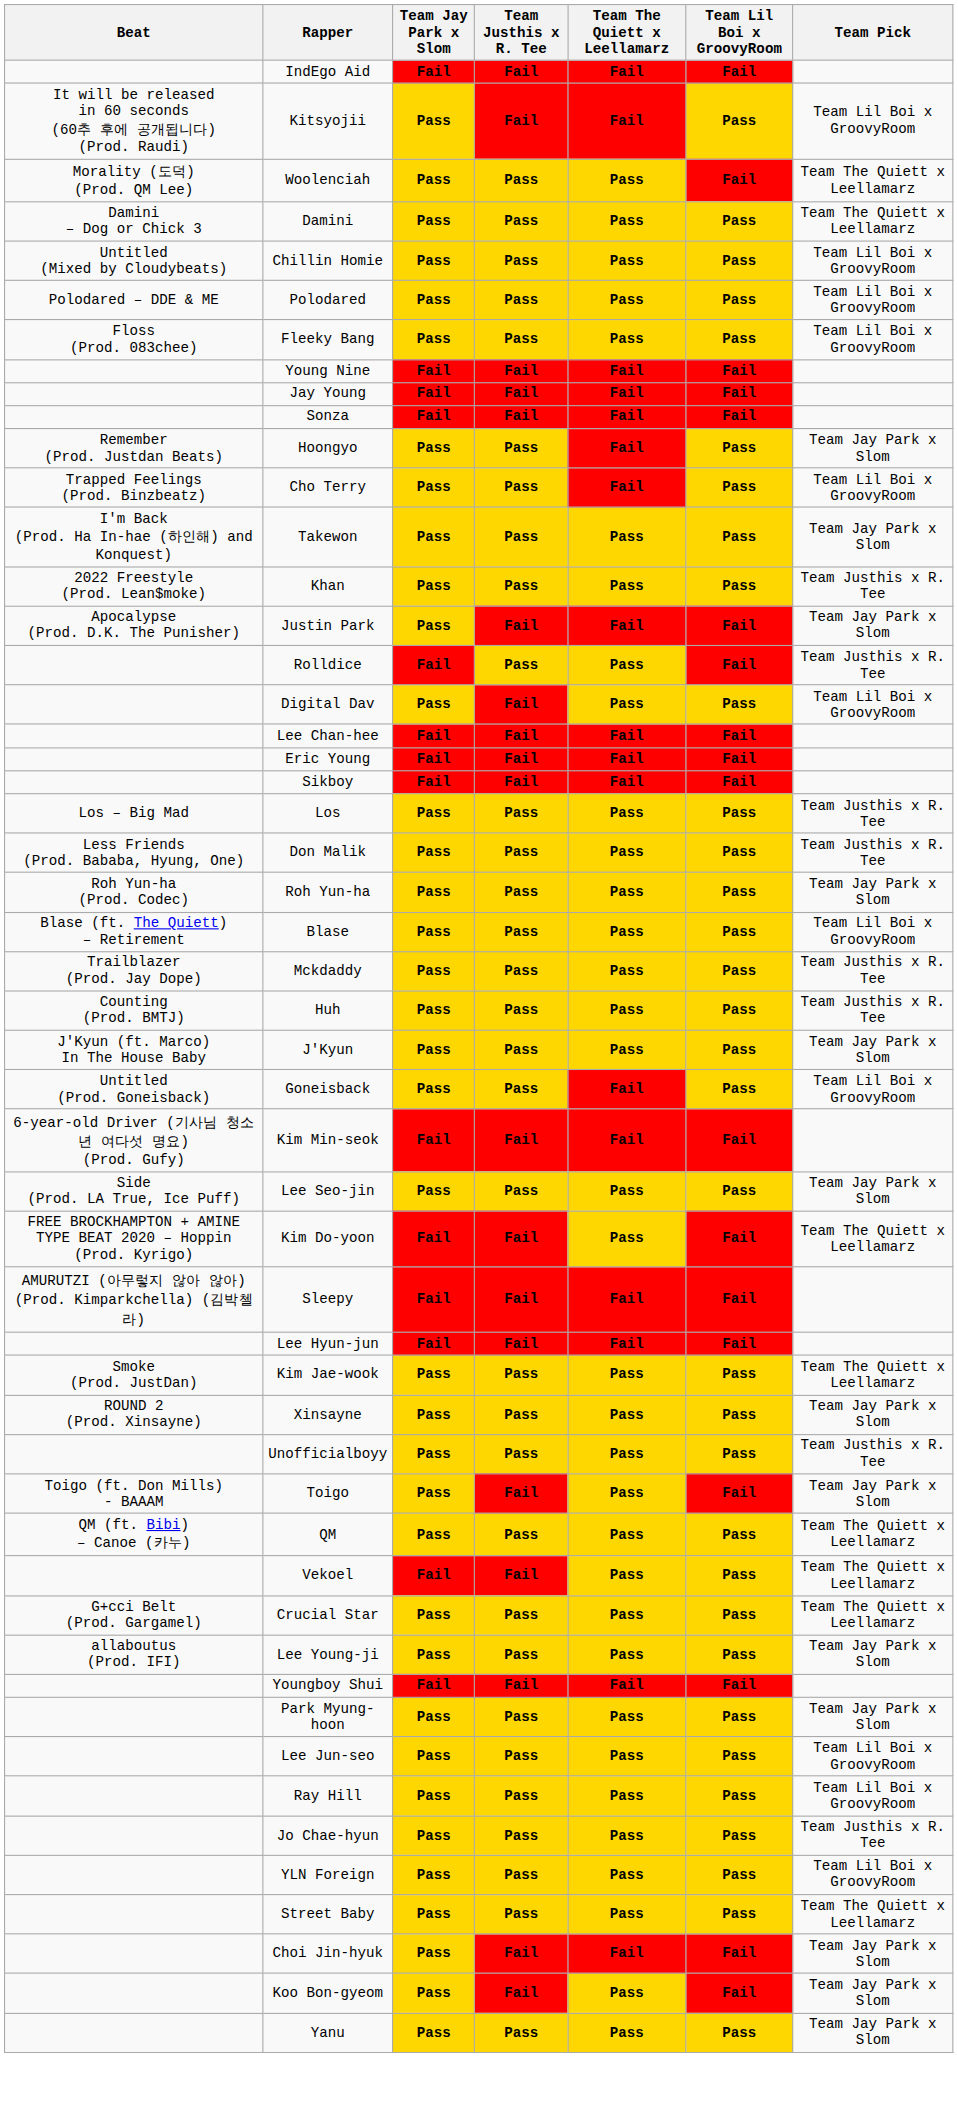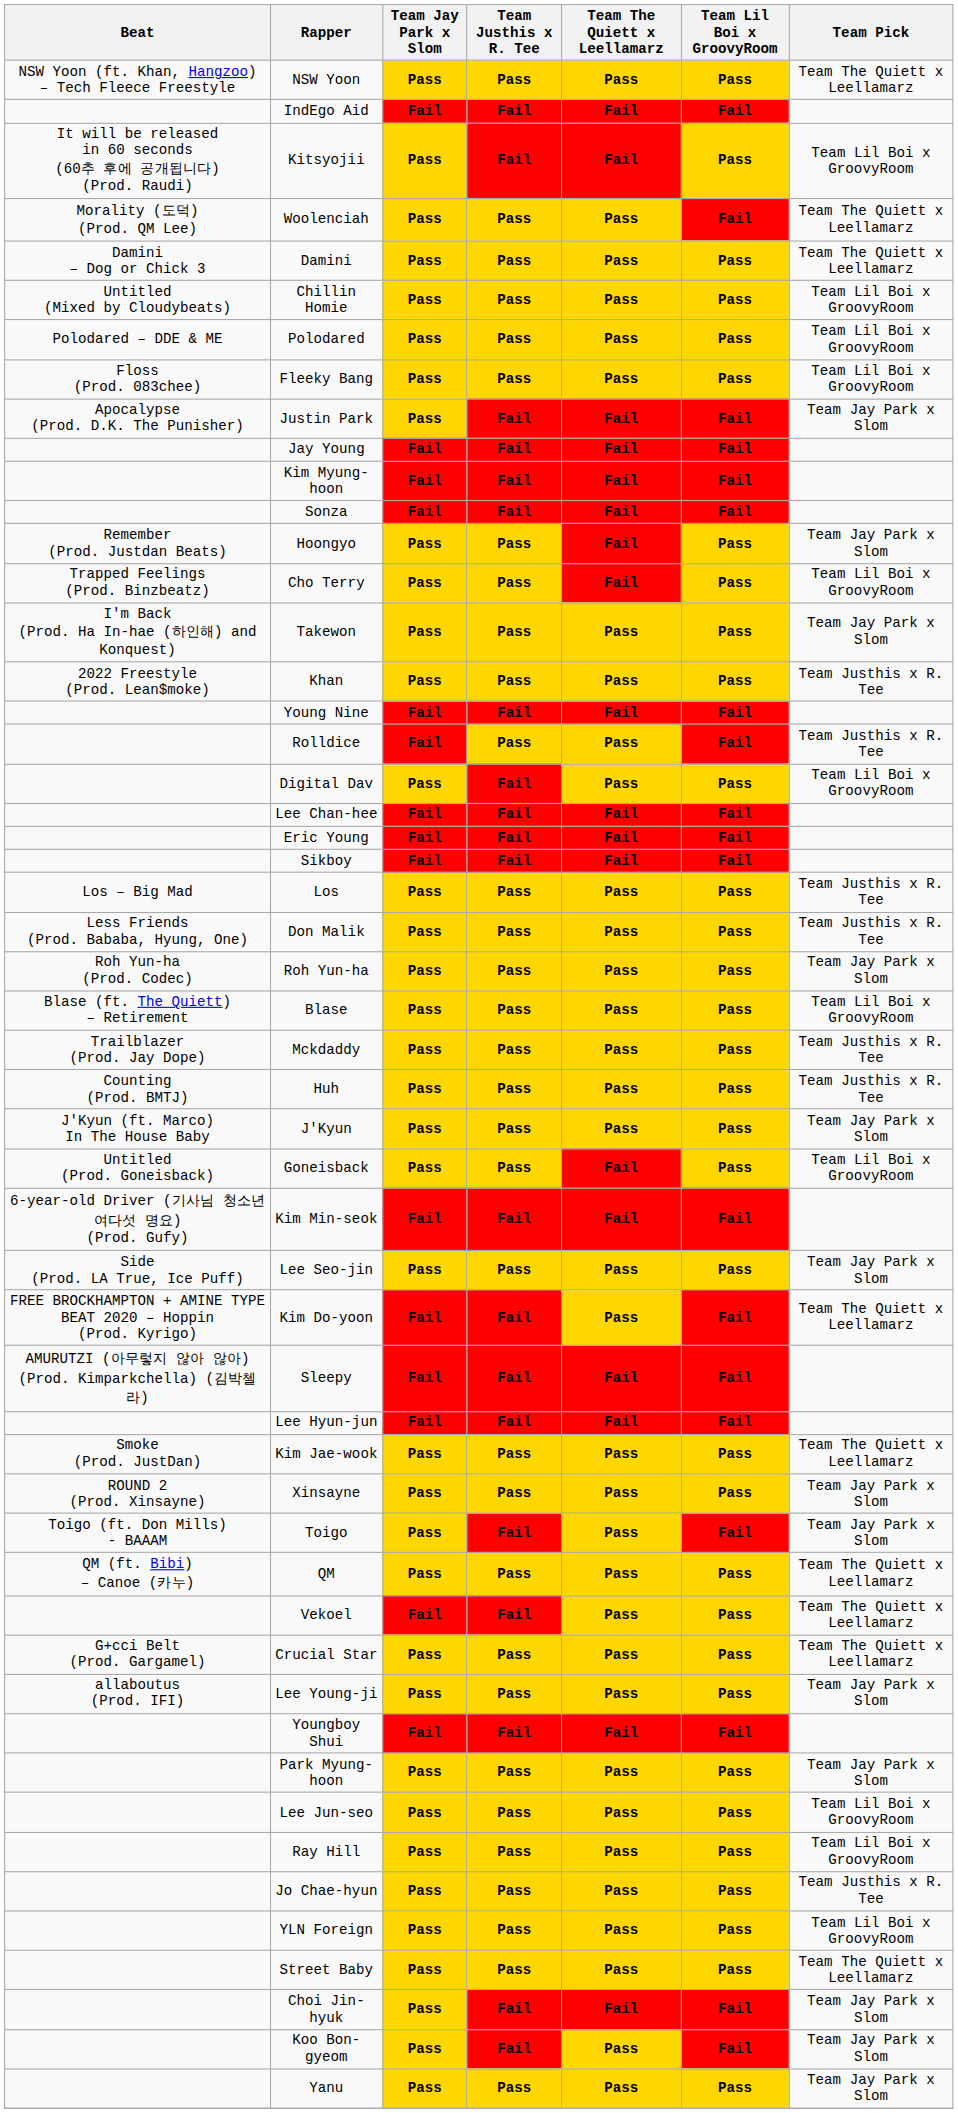+ row: (326, 80)
rows swapped: (328, 371) <-> (328, 626)
+ row: (326, 481)
- row: (328, 1454)
